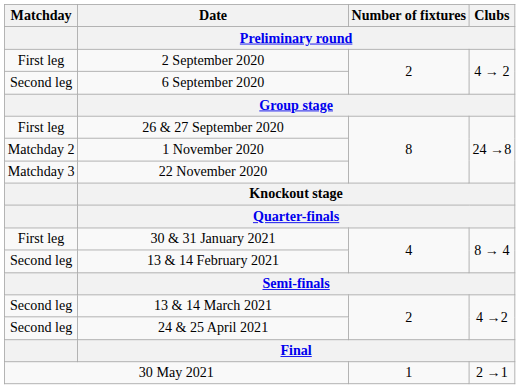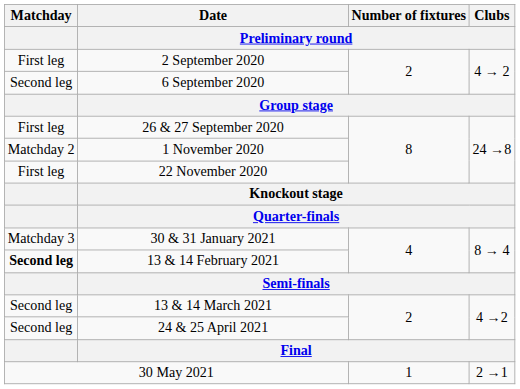(41, 171) Matchday 3 -> (41, 171) First leg
(41, 238) First leg -> (41, 238) Matchday 3
(41, 261) normal -> (41, 261) bold
